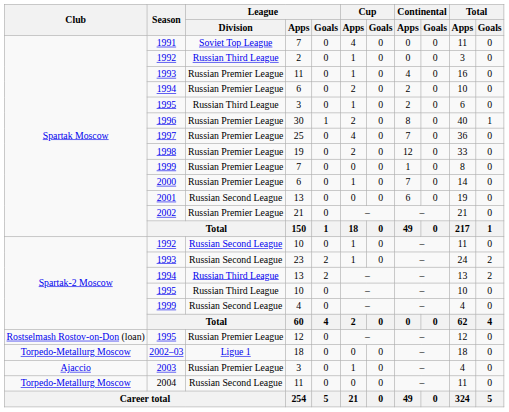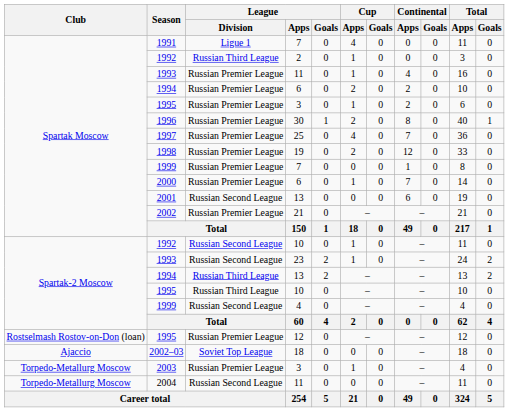(236, 43) Soviet Top League -> (236, 43) Ligue 1
(236, 105) Russian Third League -> (236, 105) Russian Premier League
(76, 352) Torpedo-Metallurg Moscow -> (76, 352) Ajaccio
(236, 352) Ligue 1 -> (236, 352) Soviet Top League
(76, 368) Ajaccio -> (76, 368) Torpedo-Metallurg Moscow
